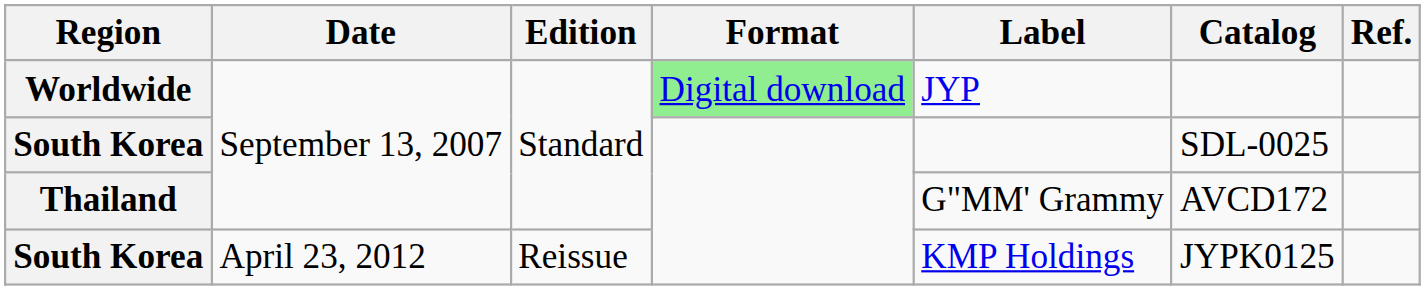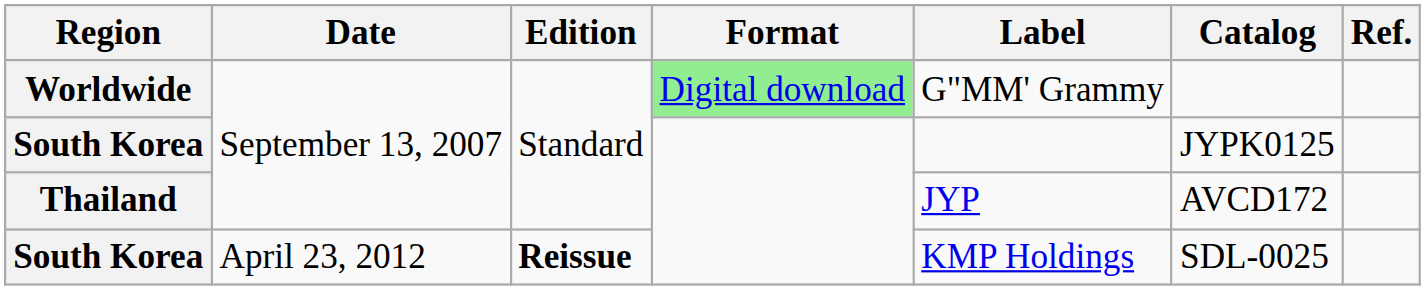(951, 88) JYP -> (1043, 88) G"MM' Grammy
(1254, 144) SDL-0025 -> (1257, 144) JYPK0125
(1043, 199) G"MM' Grammy -> (951, 199) JYP
(573, 255) normal -> (575, 255) bold
(1257, 255) JYPK0125 -> (1254, 255) SDL-0025
